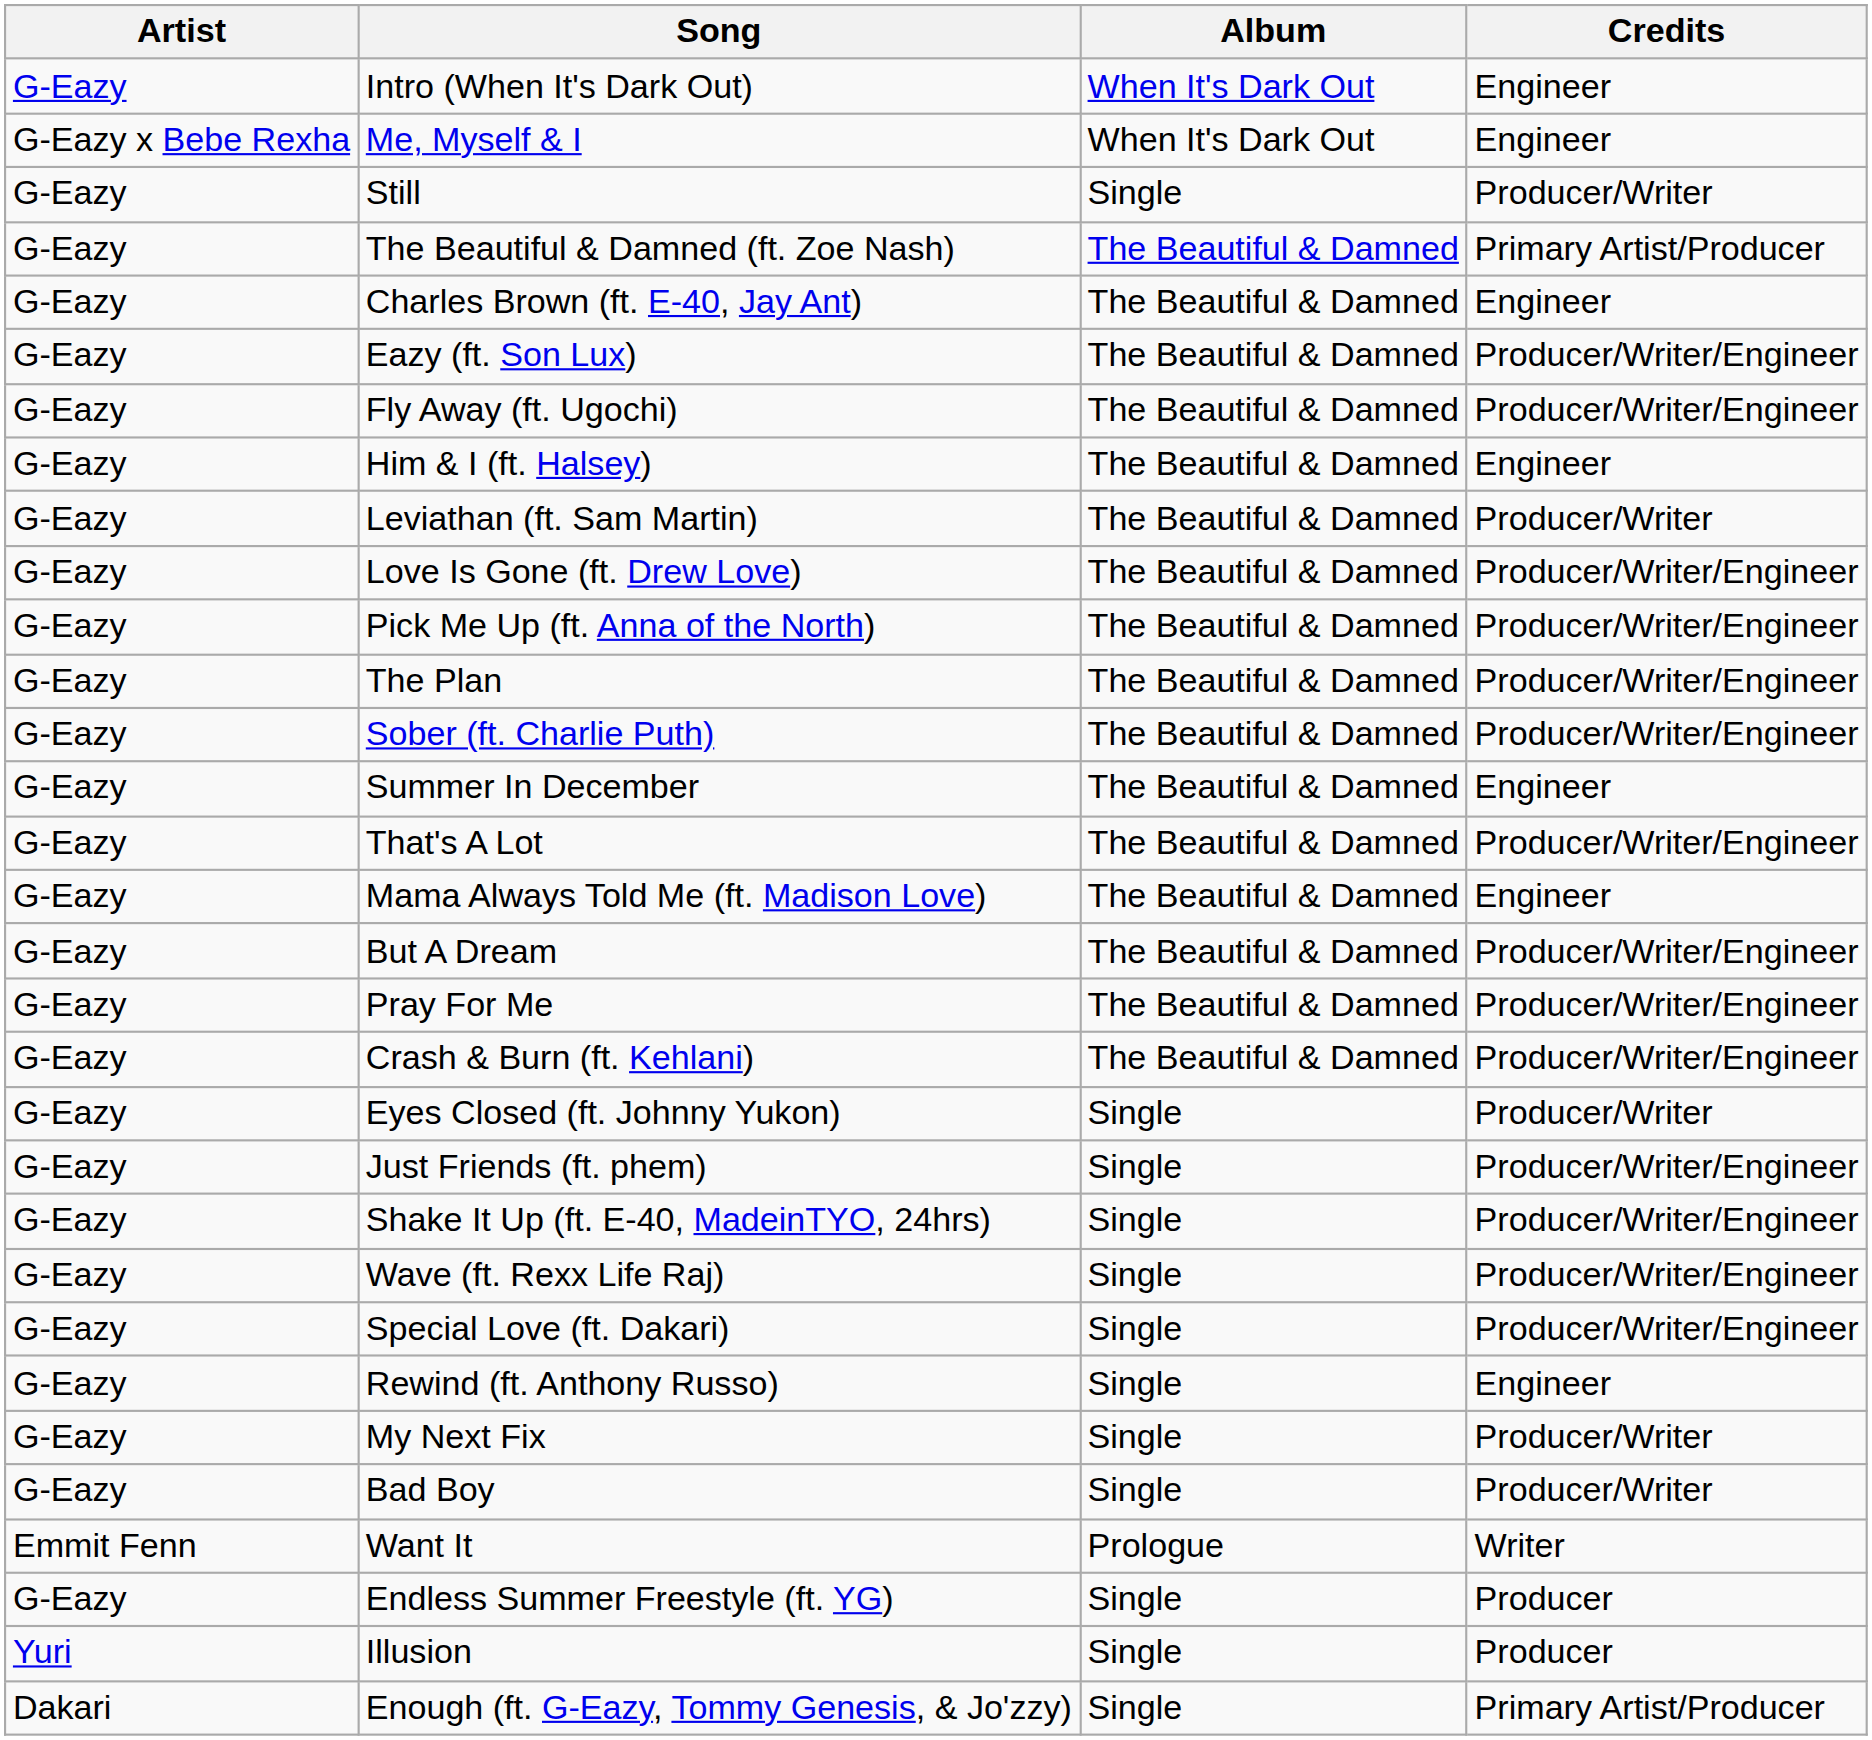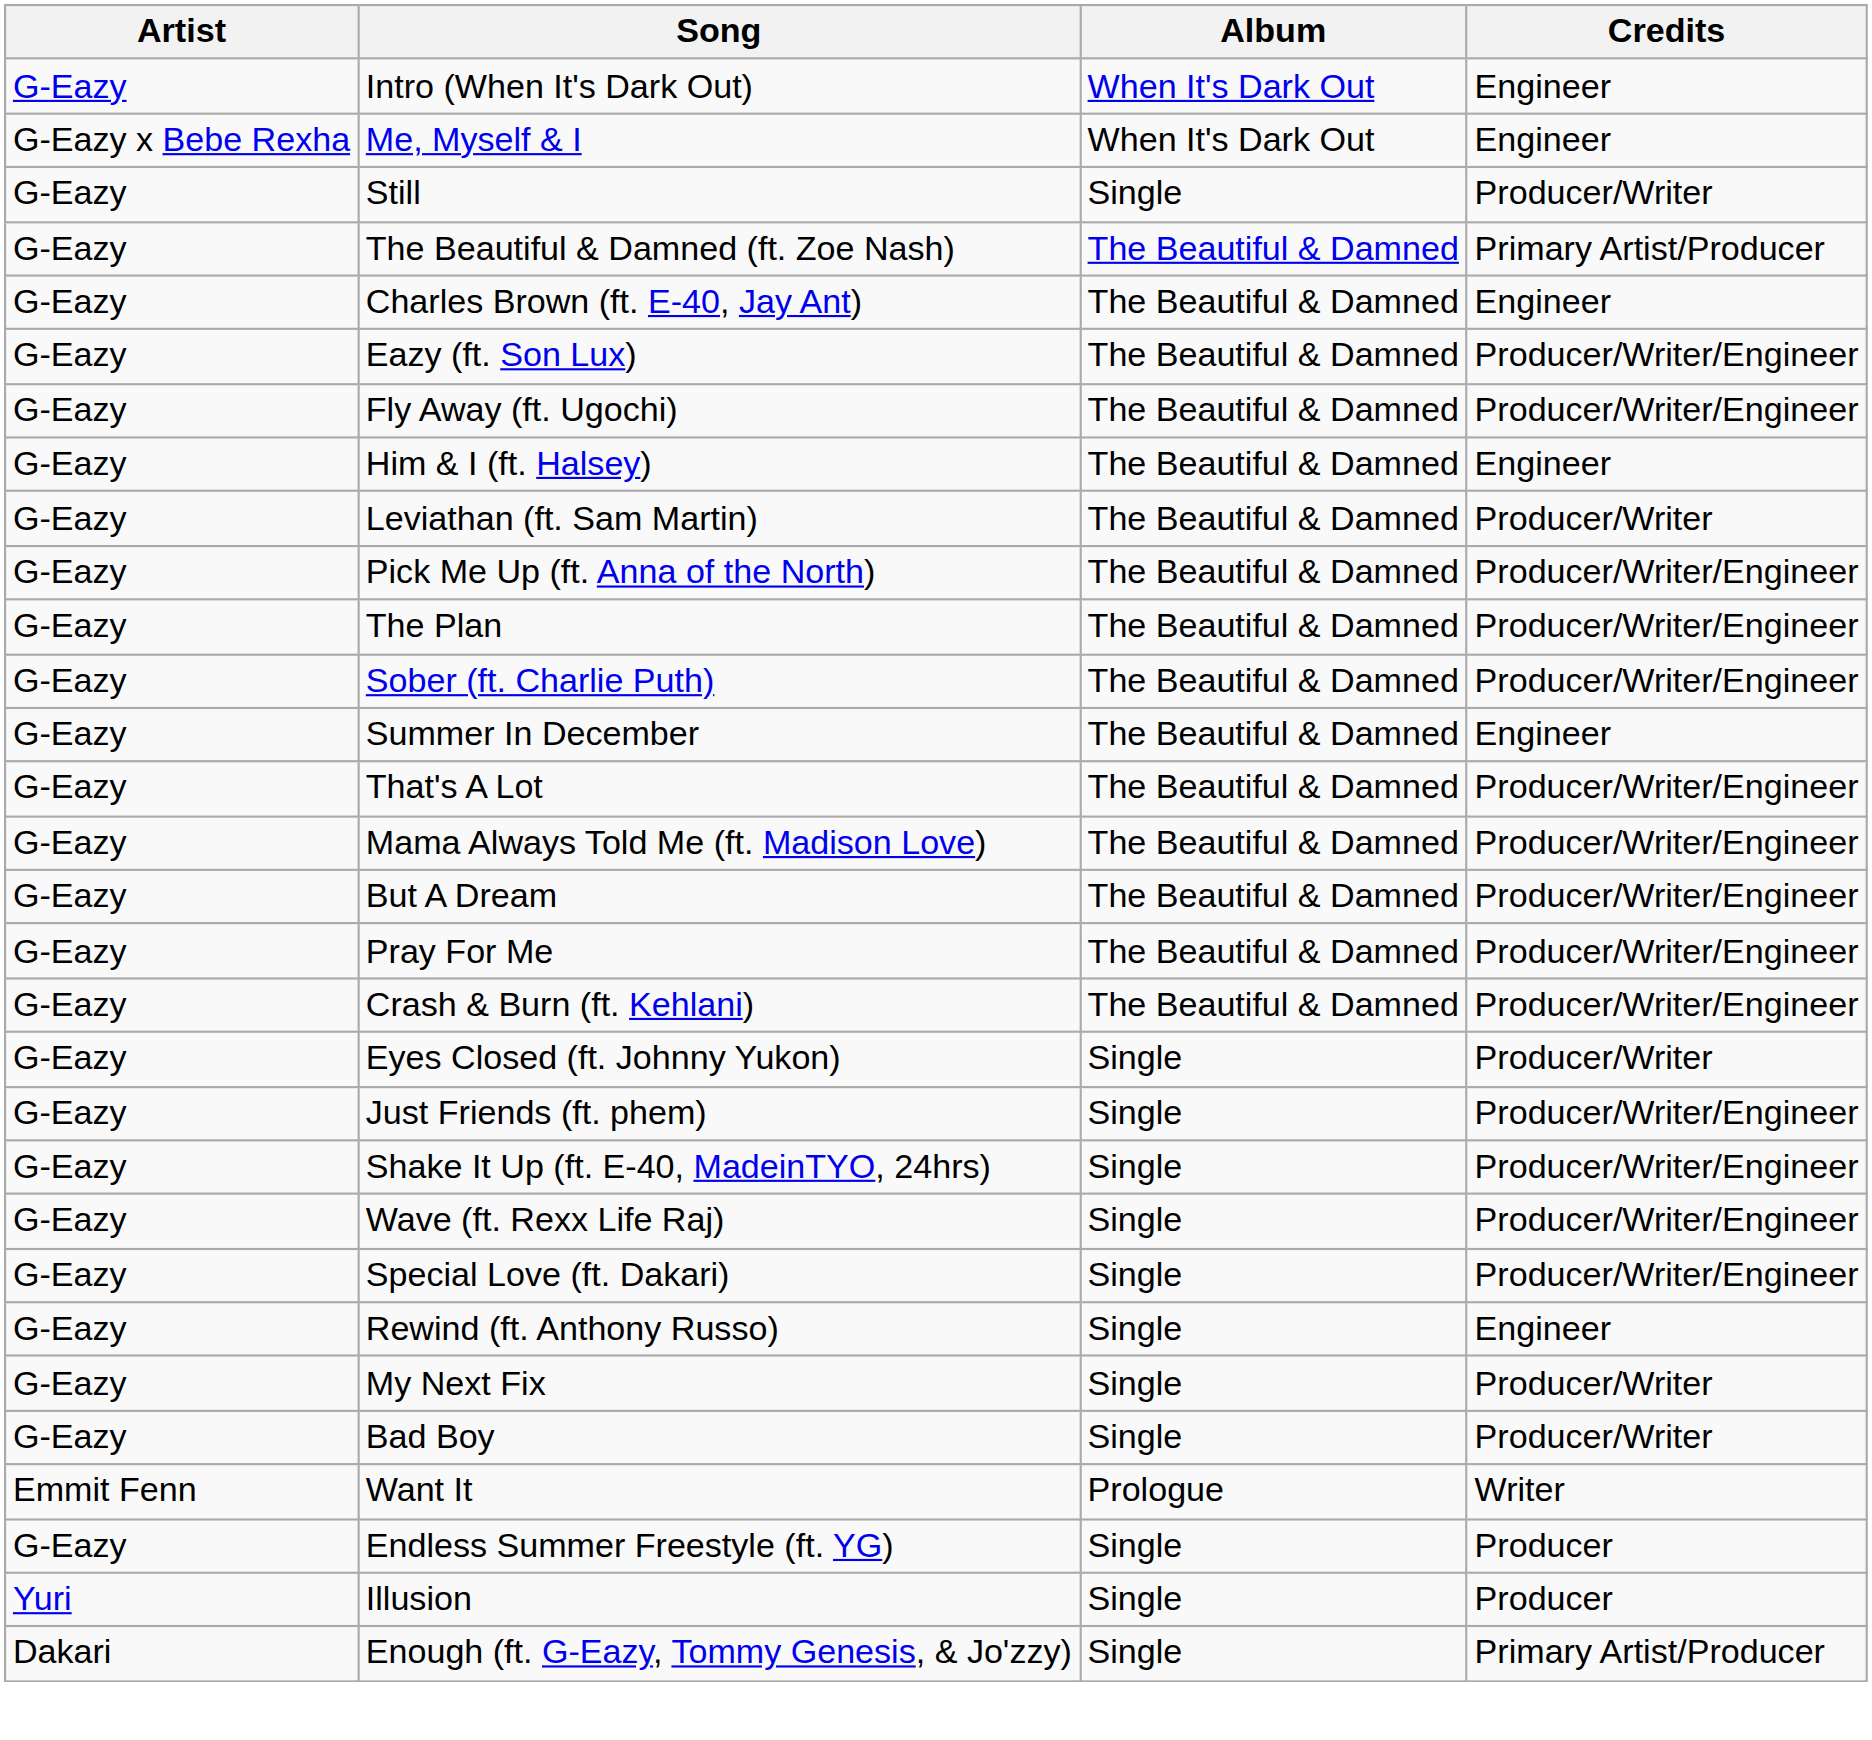- row: (584, 572)
(1543, 896) Engineer -> (1667, 842) Producer/Writer/Engineer
